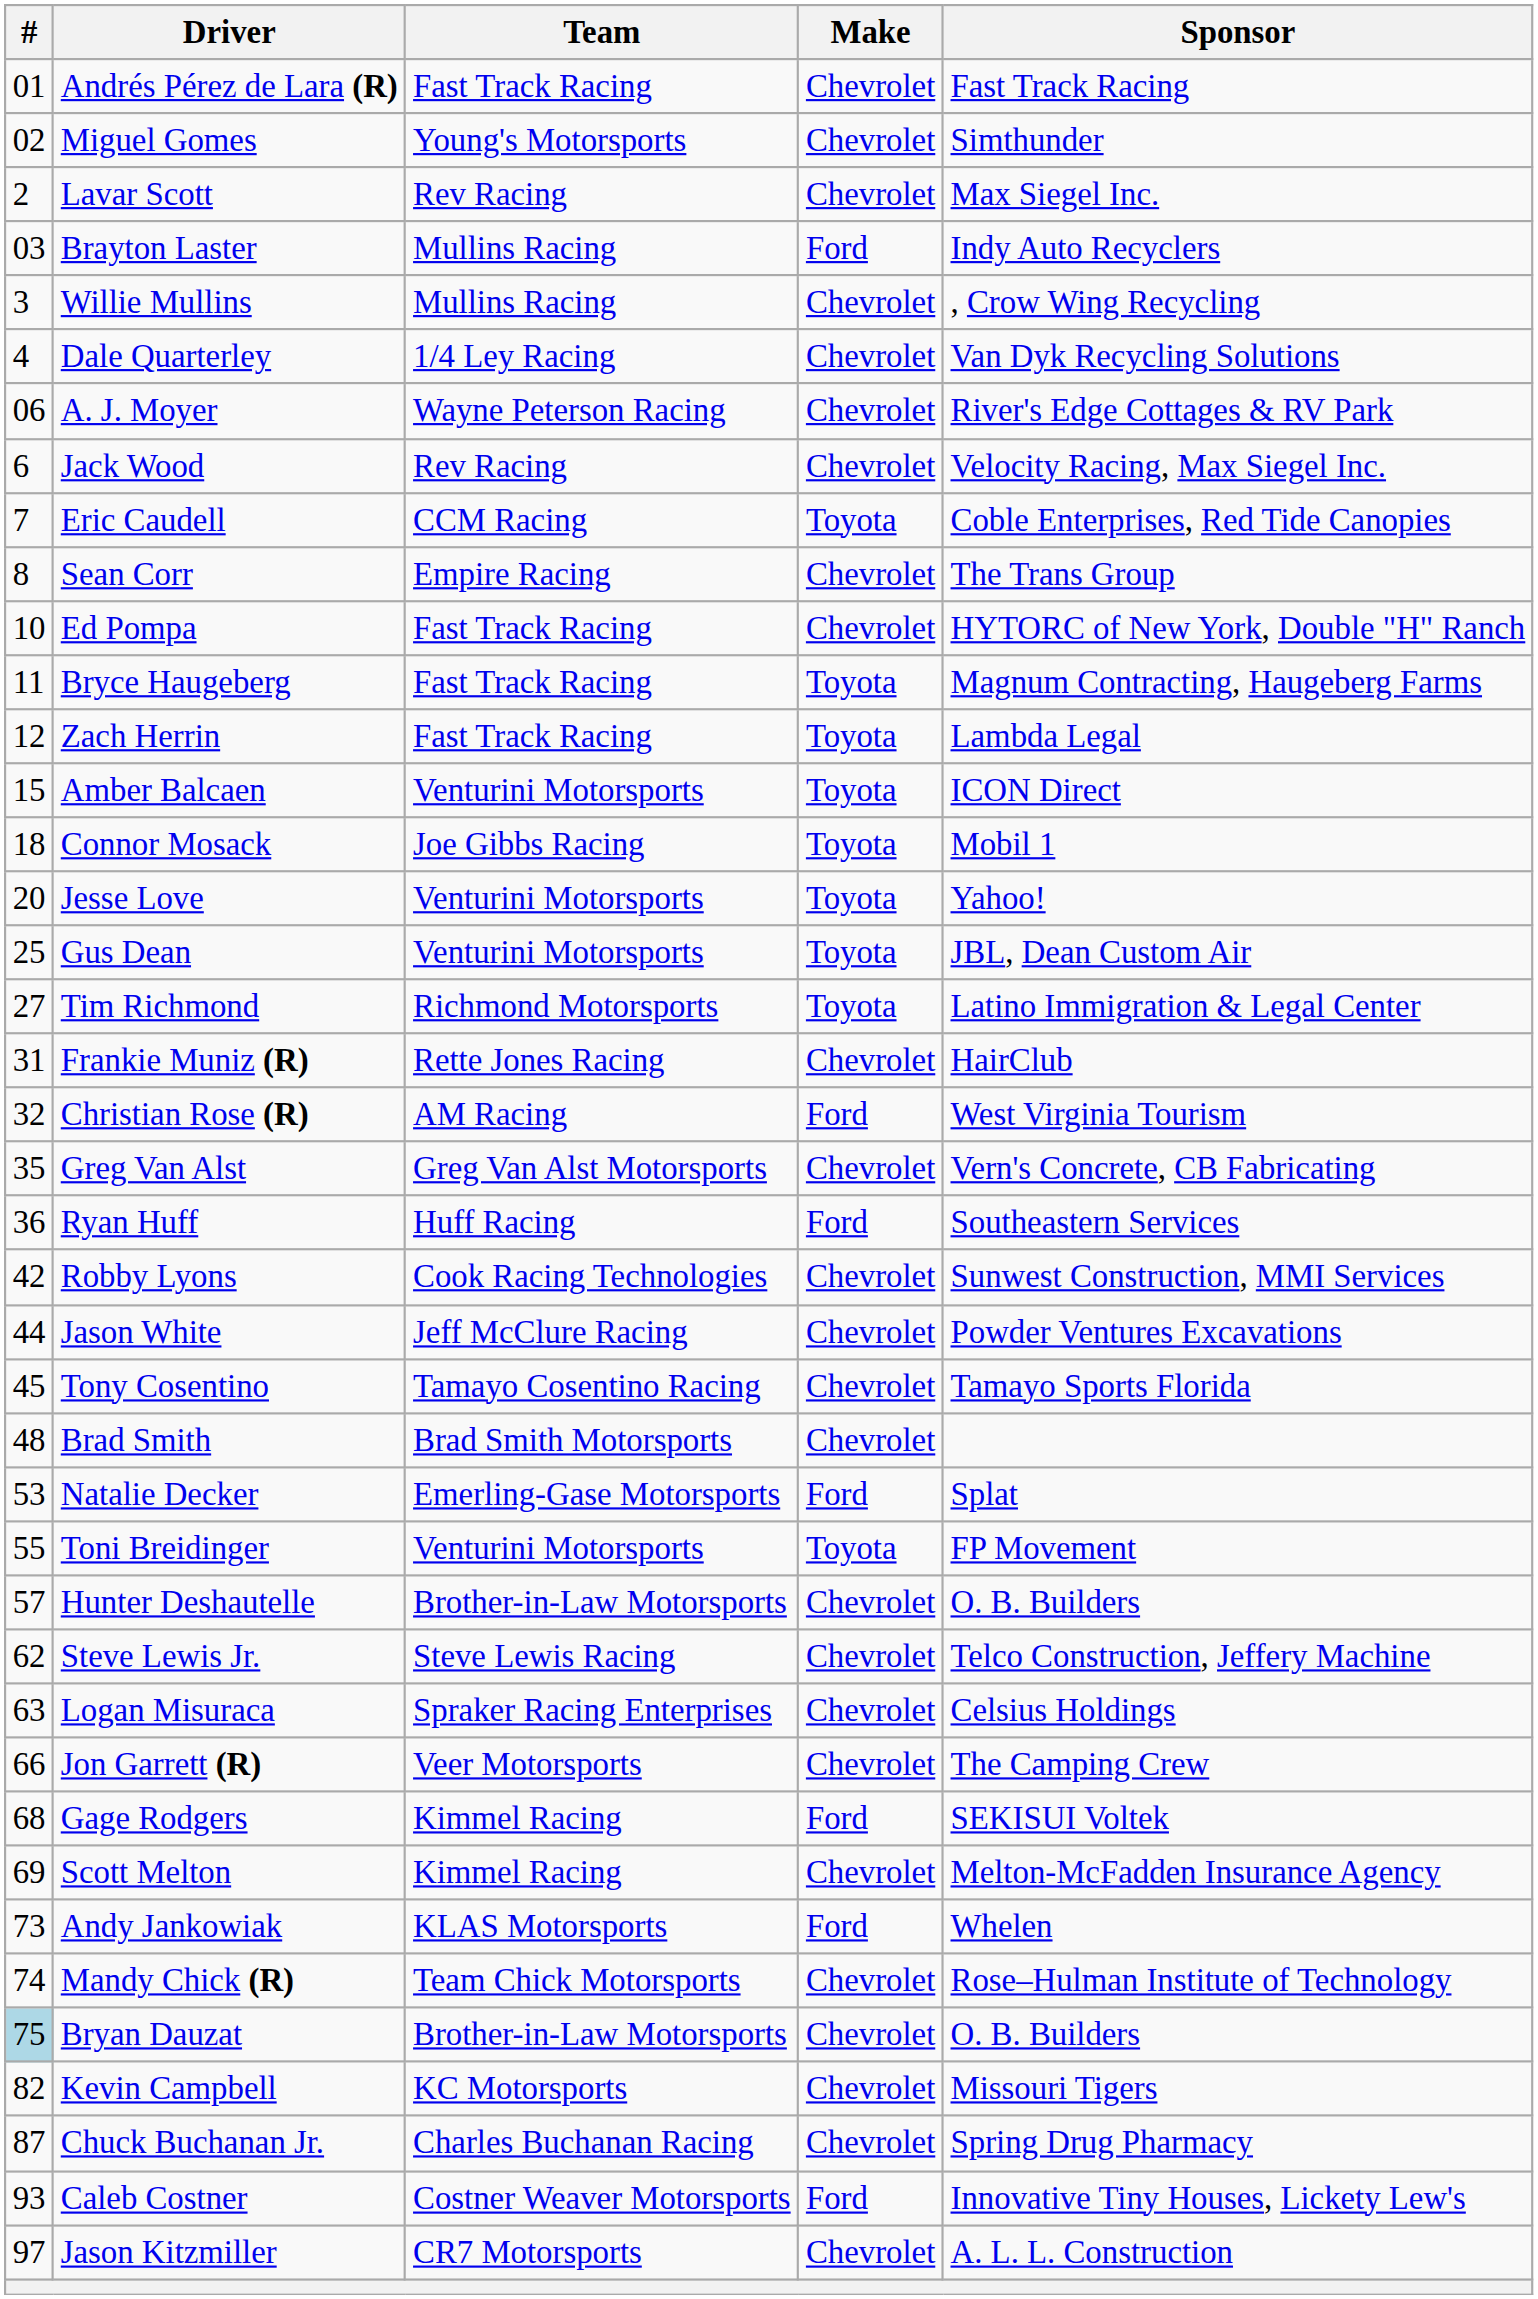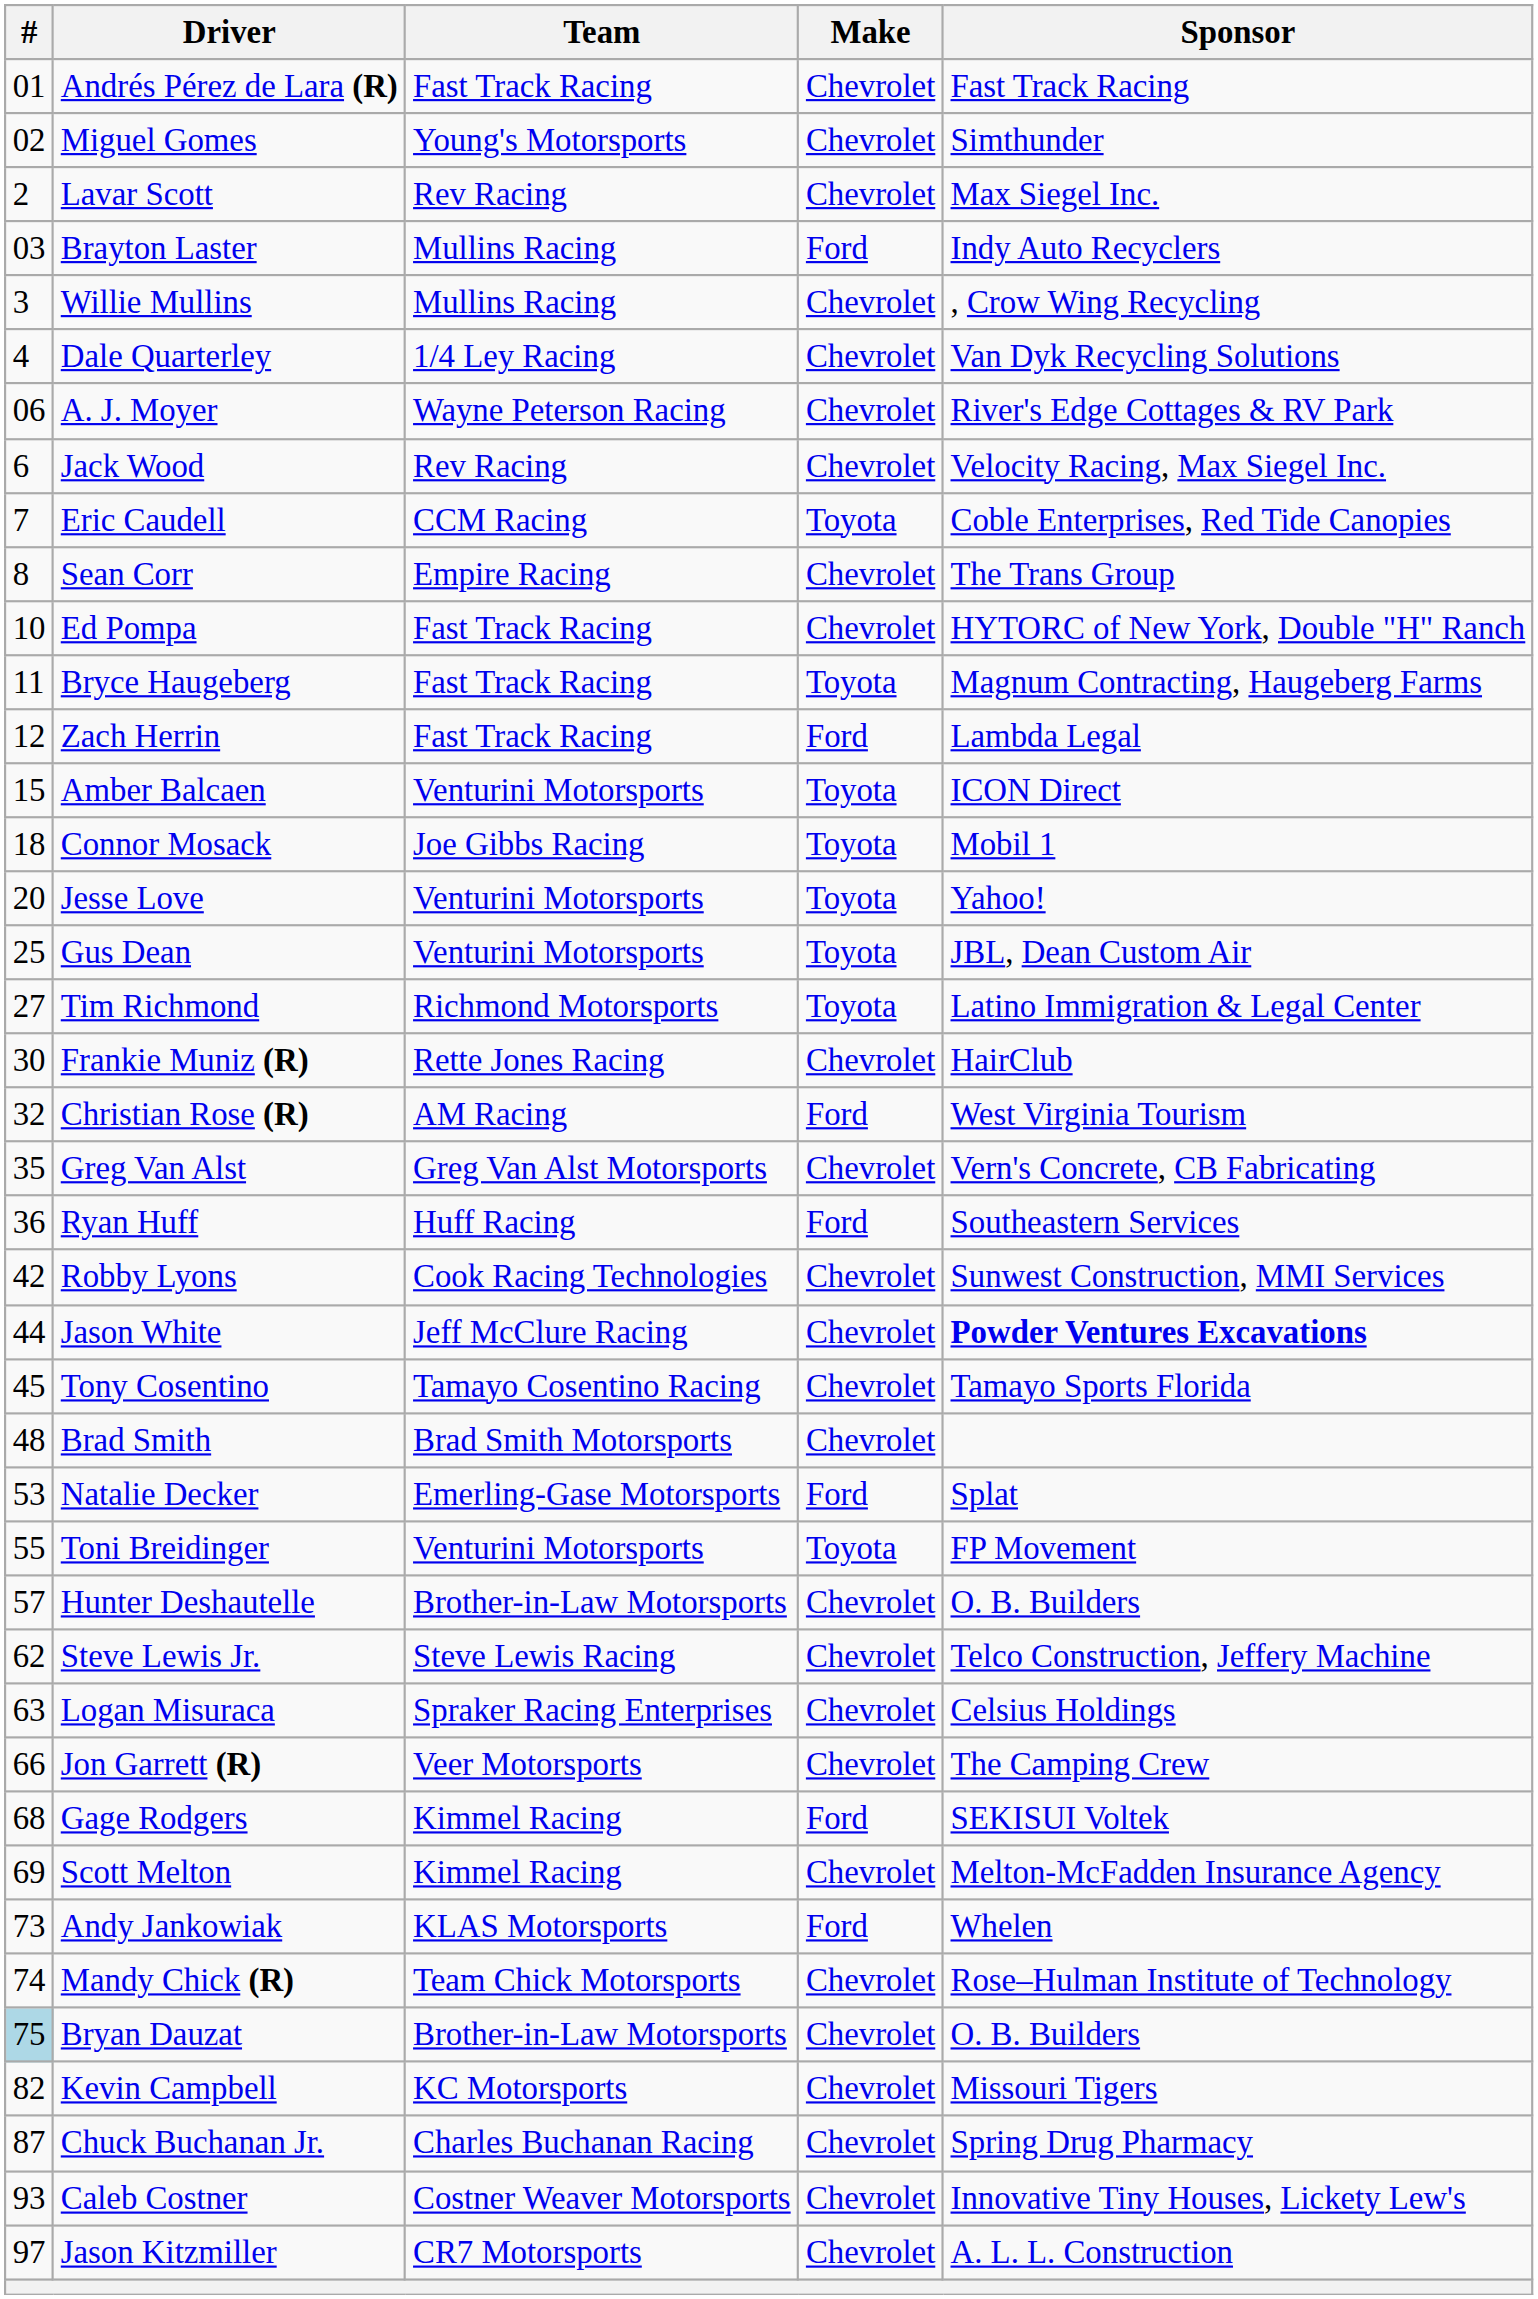(851, 735) Toyota -> (837, 735) Ford
(29, 1060) 31 -> (29, 1060) 30
(1146, 1330) normal -> (1159, 1330) bold
(837, 2197) Ford -> (871, 2197) Chevrolet
